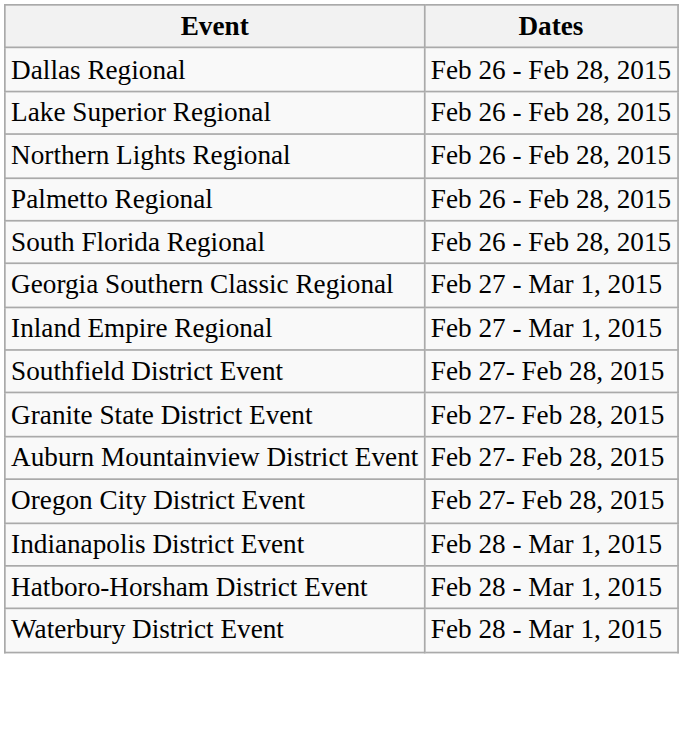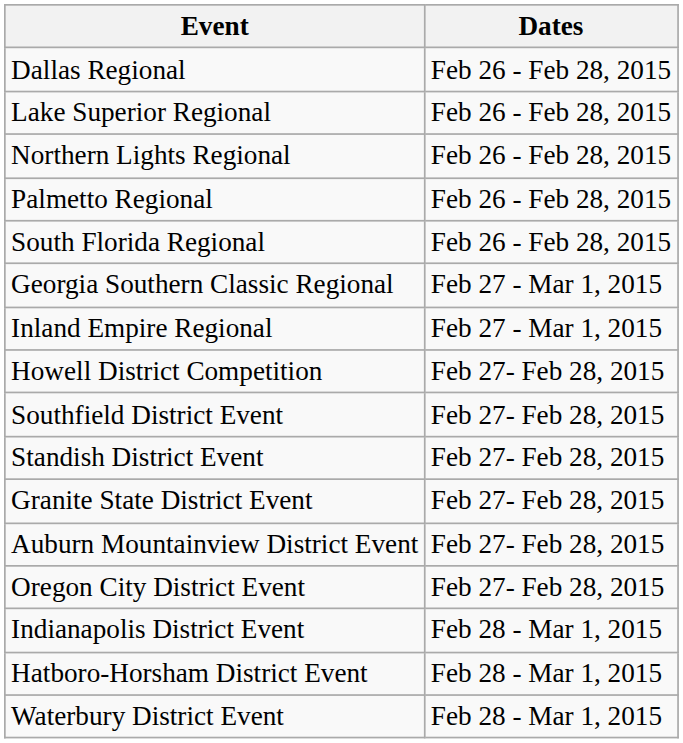+ row: (167, 371)
+ row: (137, 457)
